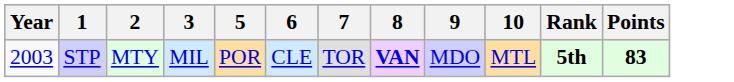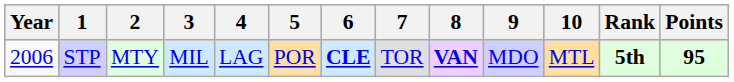+ column: (241, 21)
(32, 57) 2003 -> (32, 57) 2006
(292, 57) normal -> (348, 57) bold
(636, 57) 83 -> (694, 57) 95
